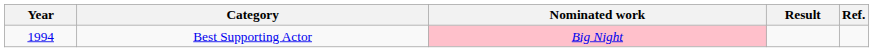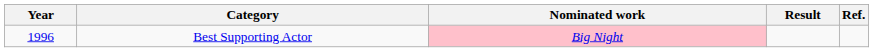(41, 36) 1994 -> (41, 36) 1996
